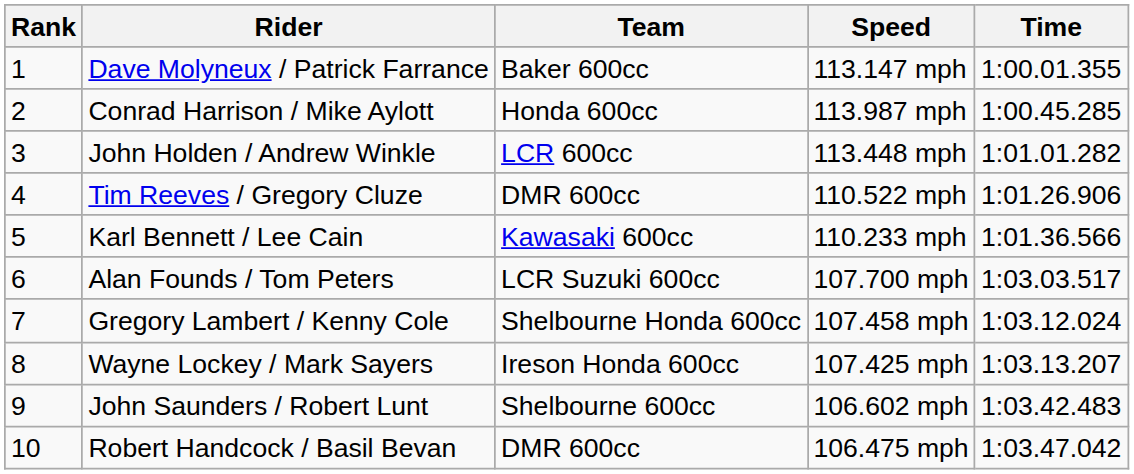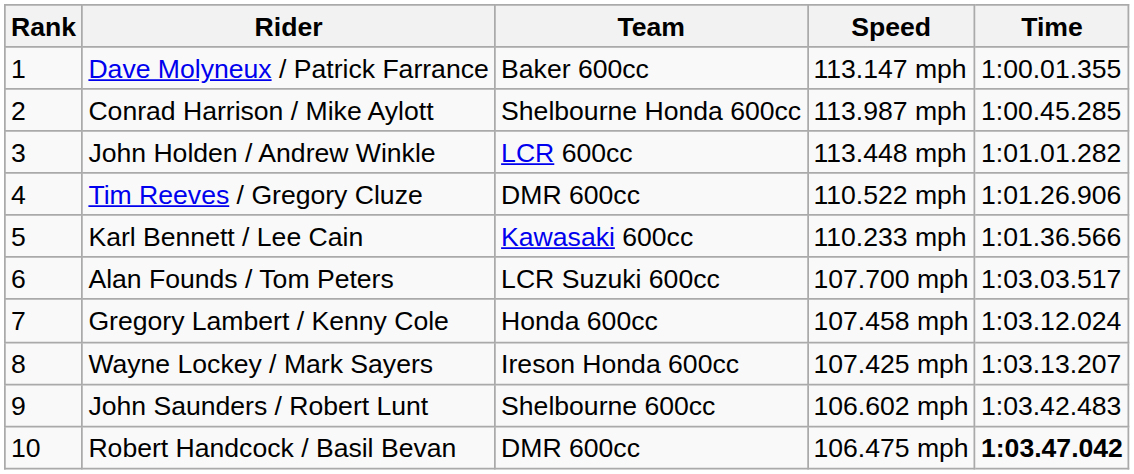(579, 110) Honda 600cc -> (651, 110) Shelbourne Honda 600cc
(651, 321) Shelbourne Honda 600cc -> (579, 321) Honda 600cc
(1051, 447) normal -> (1052, 447) bold
